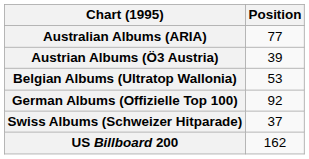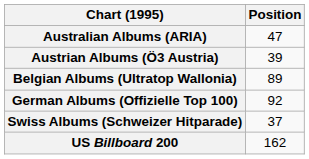(275, 36) 77 -> (275, 36) 47
(275, 79) 53 -> (275, 79) 89
